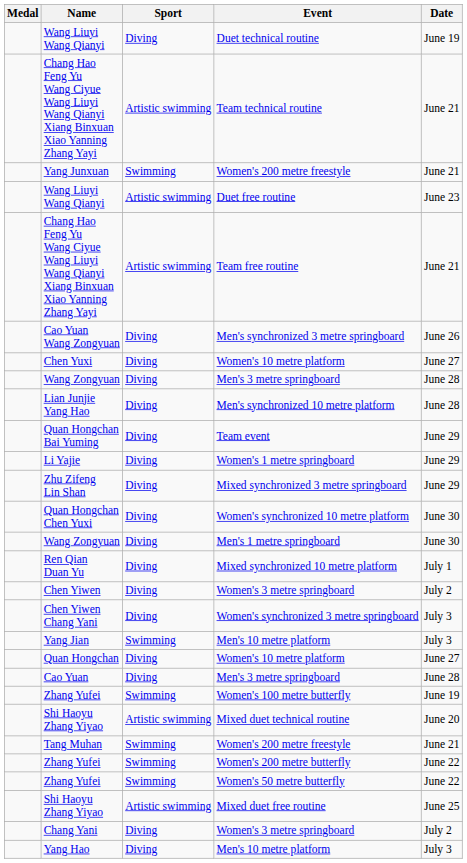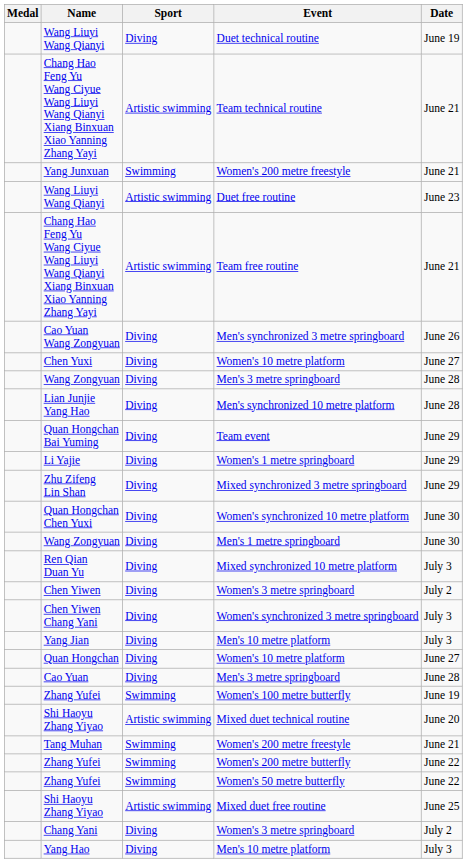(438, 566) July 1 -> (438, 566) July 3
(150, 640) Swimming -> (141, 640) Diving
